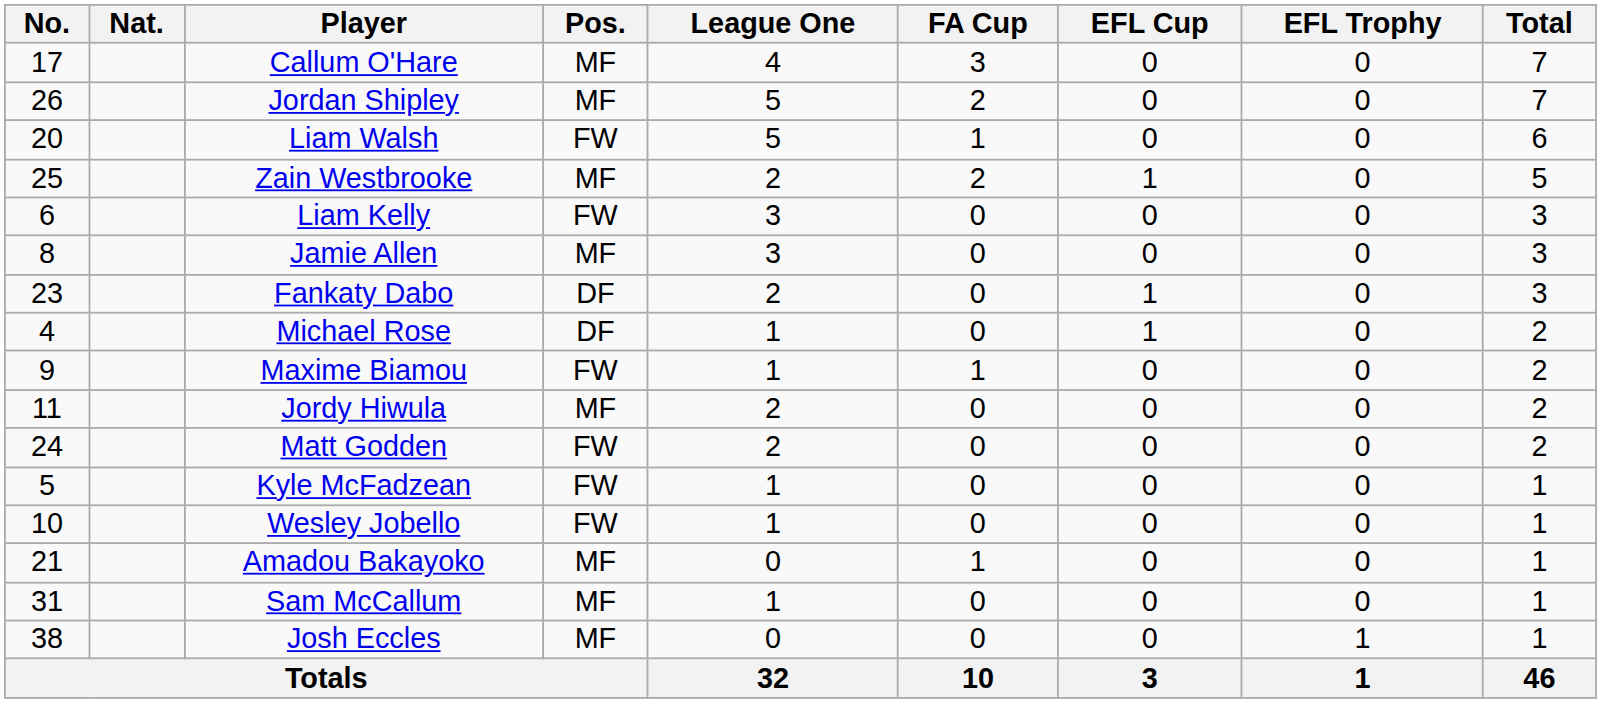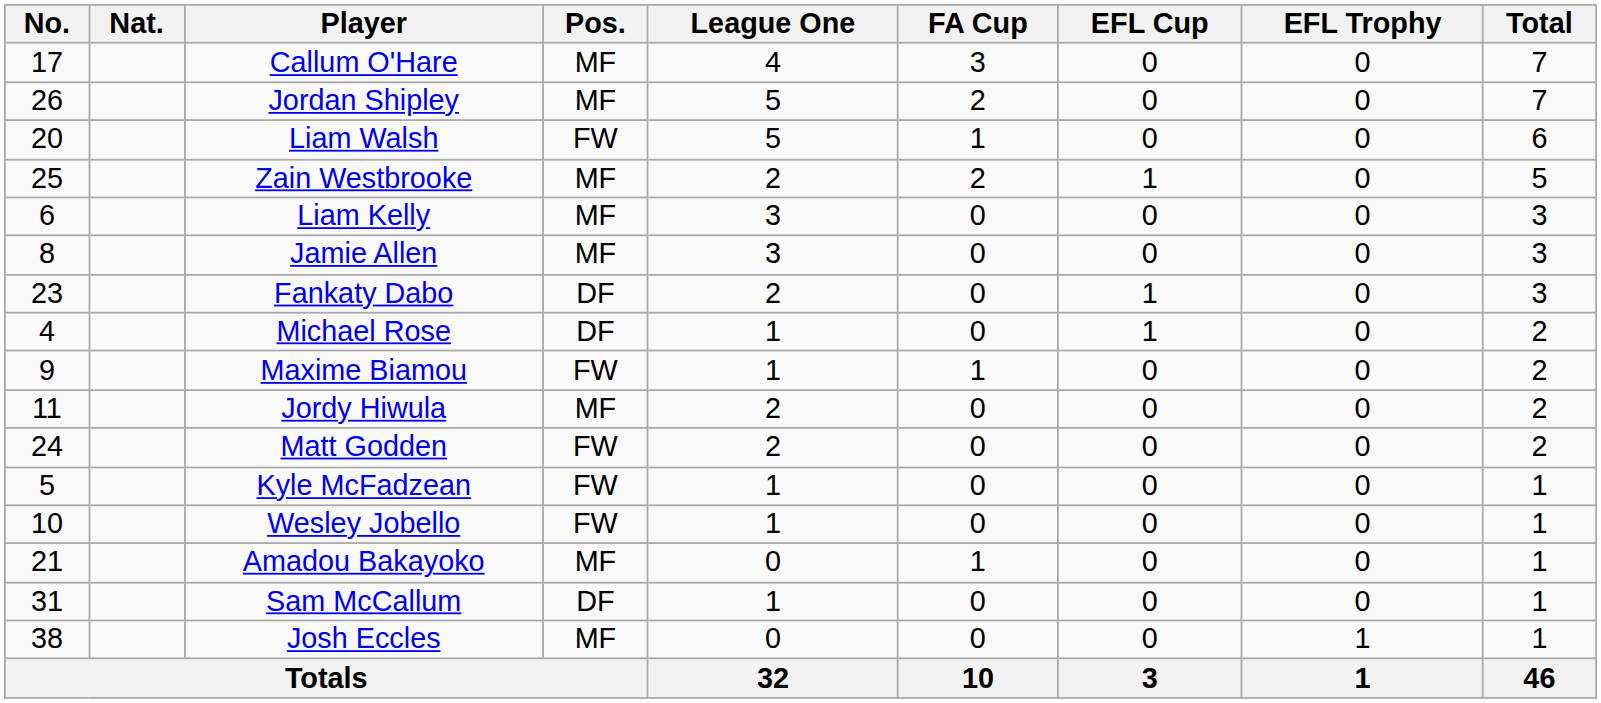(595, 216) FW -> (595, 216) MF
(595, 600) MF -> (595, 600) DF
